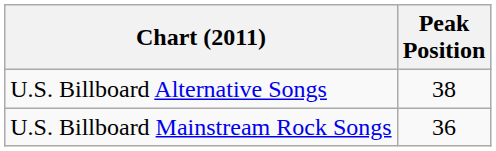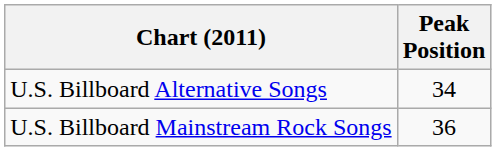(444, 88) 38 -> (444, 88) 34
